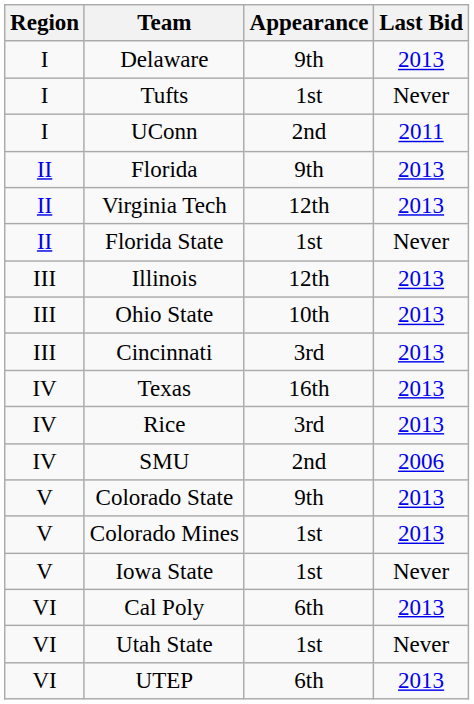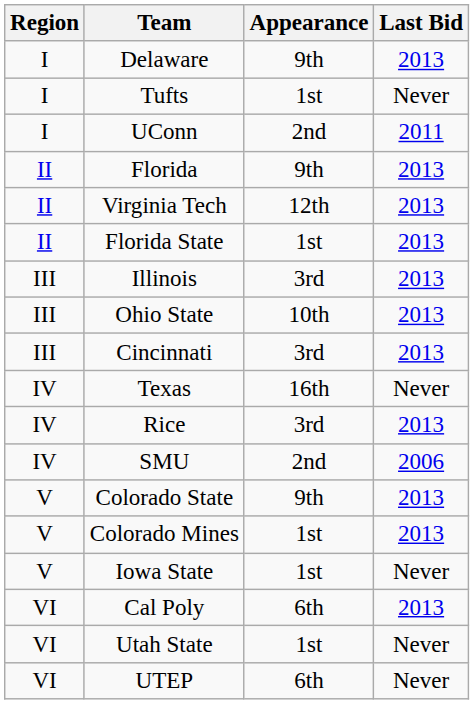(421, 242) Never -> (421, 242) 2013
(309, 278) 12th -> (309, 278) 3rd
(421, 388) 2013 -> (421, 388) Never
(421, 680) 2013 -> (421, 680) Never
